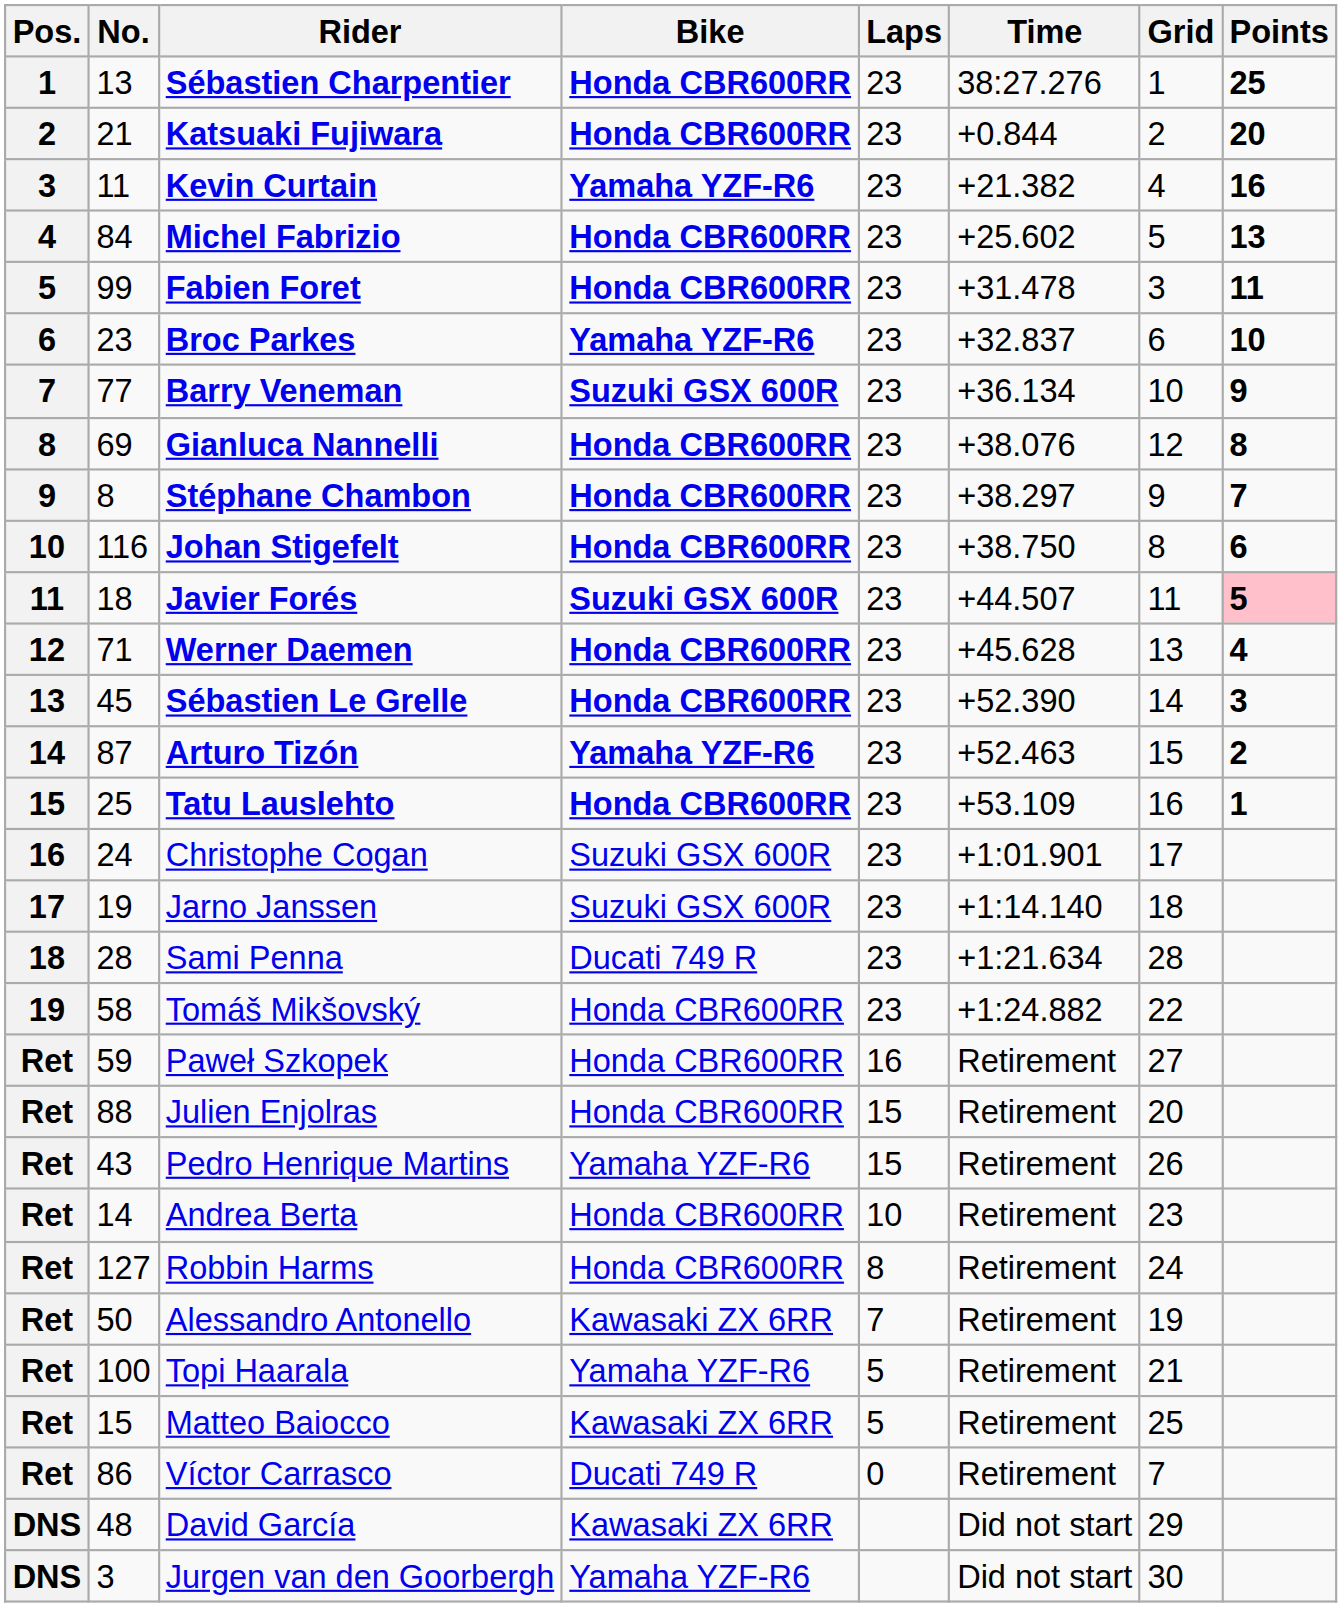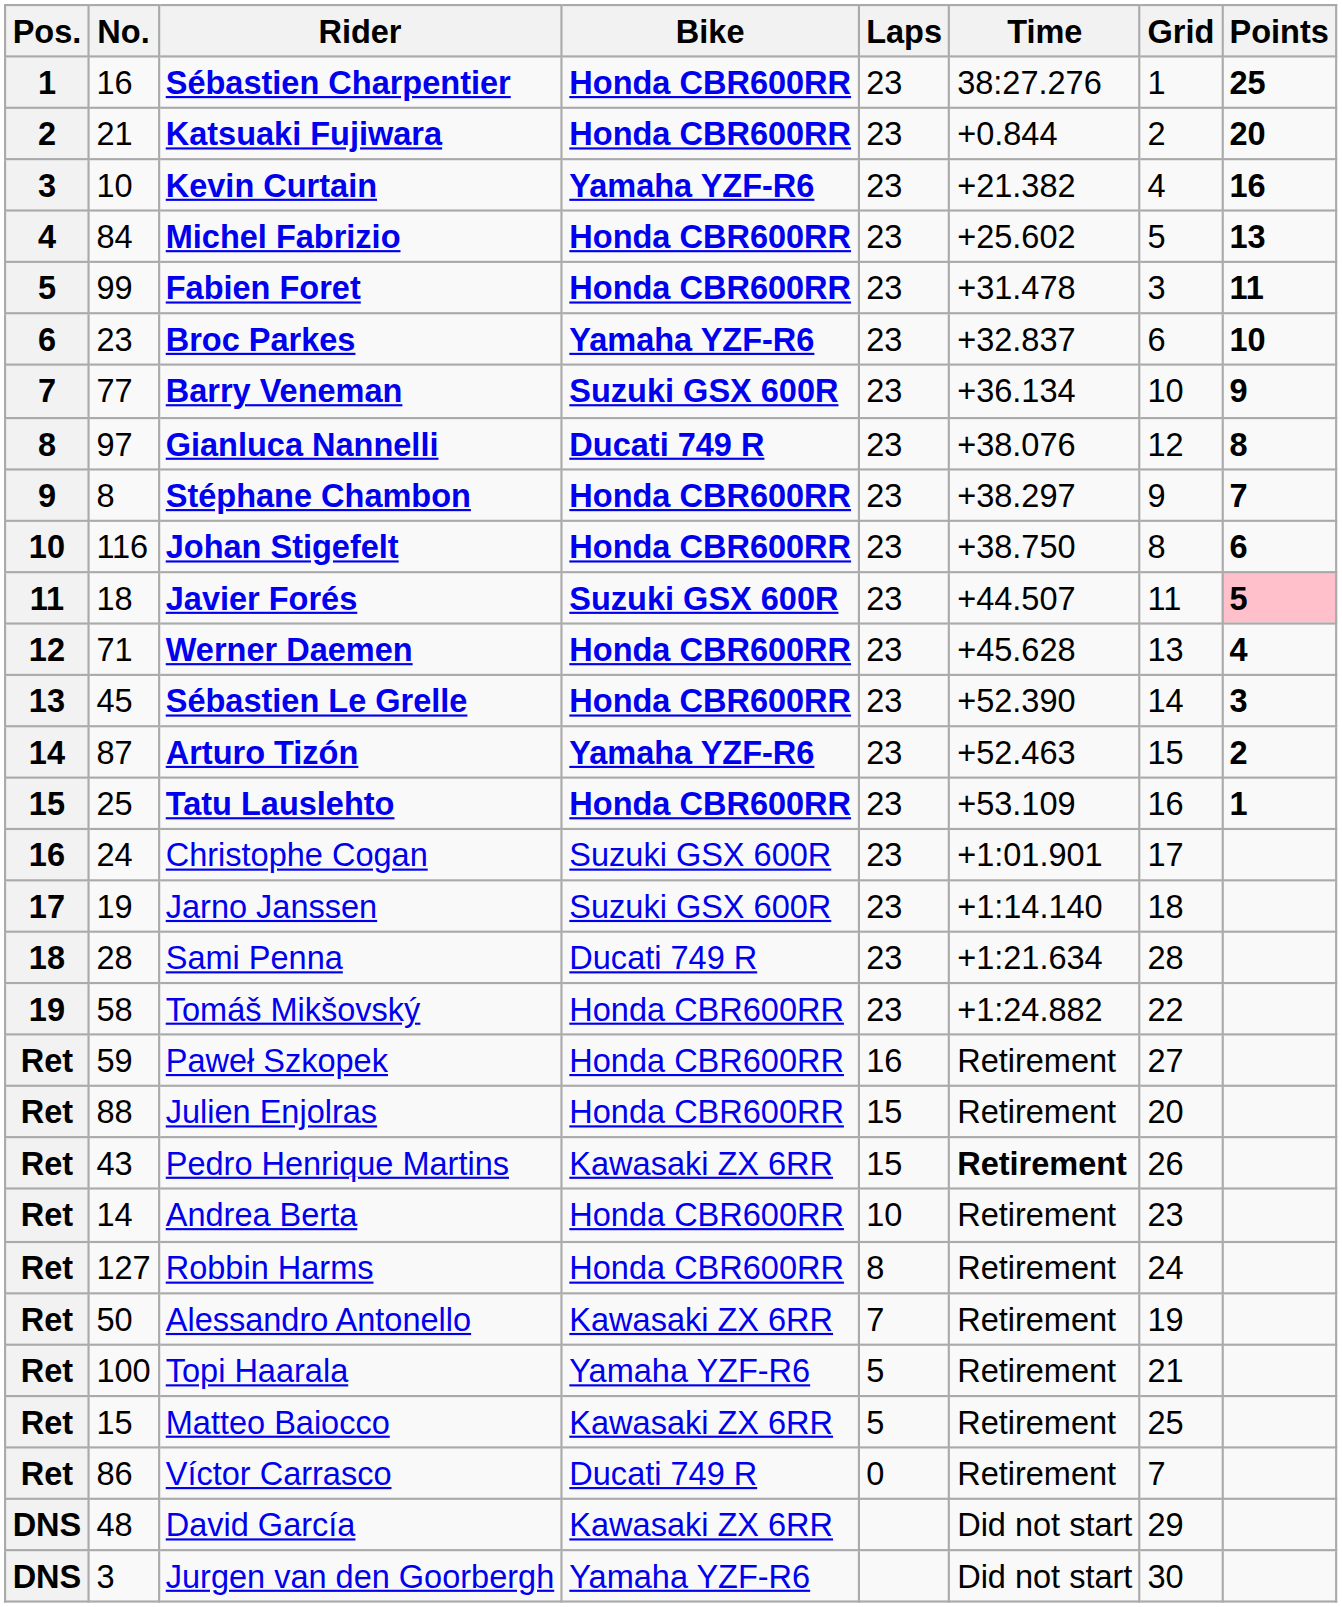(114, 82) 13 -> (114, 82) 16
(113, 185) 11 -> (114, 185) 10
(114, 443) 69 -> (114, 443) 97
(710, 443) Honda CBR600RR -> (667, 443) Ducati 749 R
(690, 1164) Yamaha YZF-R6 -> (701, 1164) Kawasaki ZX 6RR
(1037, 1164) normal -> (1042, 1164) bold
